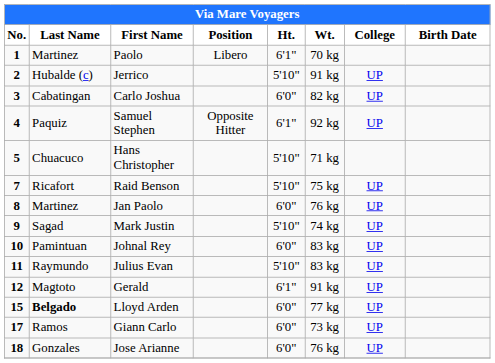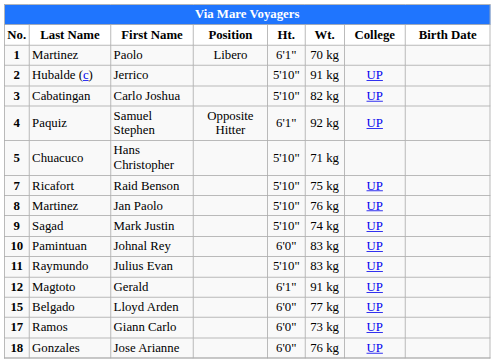(286, 95) 6'0" -> (286, 95) 5'10"
(286, 205) 6'0" -> (286, 205) 5'10"
(54, 307) bold -> (53, 307) normal
